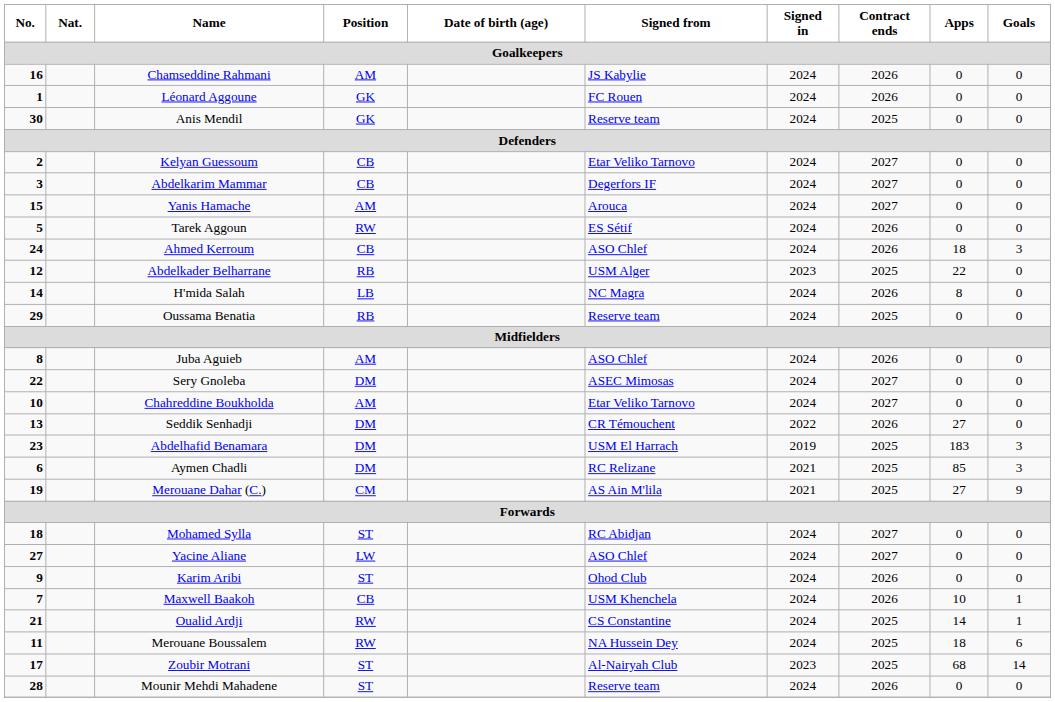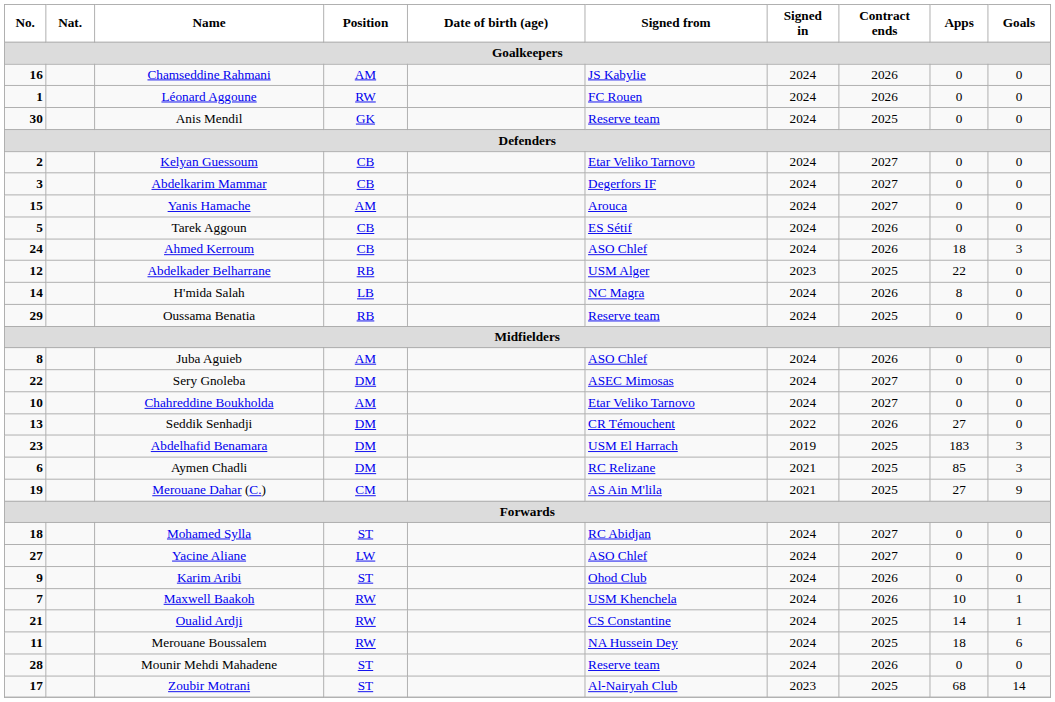(365, 97) GK -> (365, 97) RW
(365, 228) RW -> (365, 228) CB
(365, 599) CB -> (365, 599) RW
rows swapped: (209, 665) <-> (209, 686)
